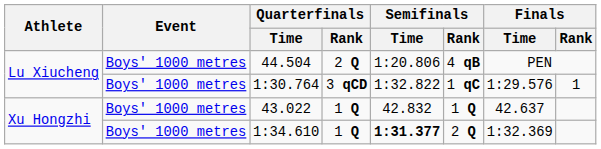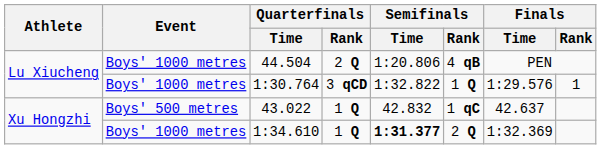(463, 85) 1 qC -> (463, 85) 1 Q
(176, 109) Boys' 1000 metres -> (172, 109) Boys' 500 metres
(463, 109) 1 Q -> (463, 109) 1 qC
